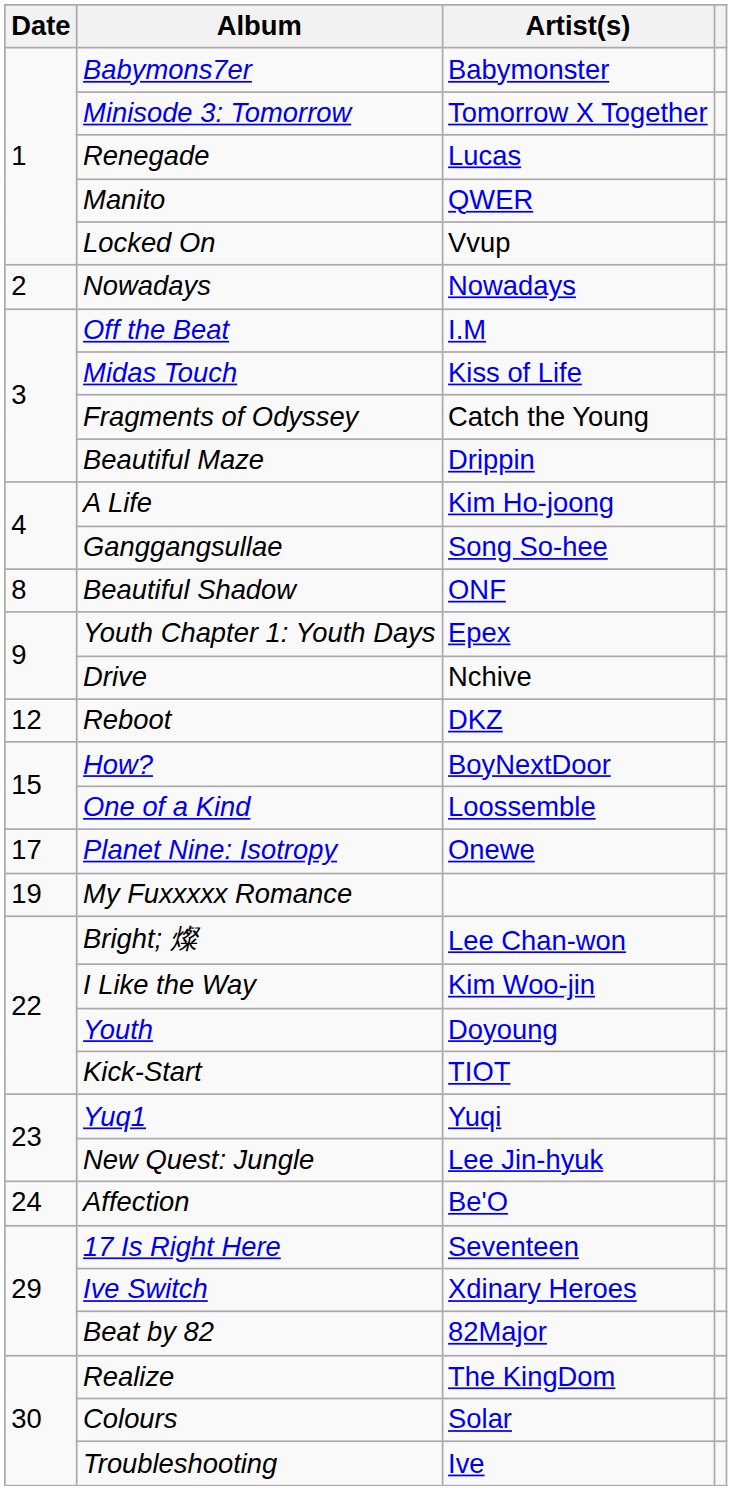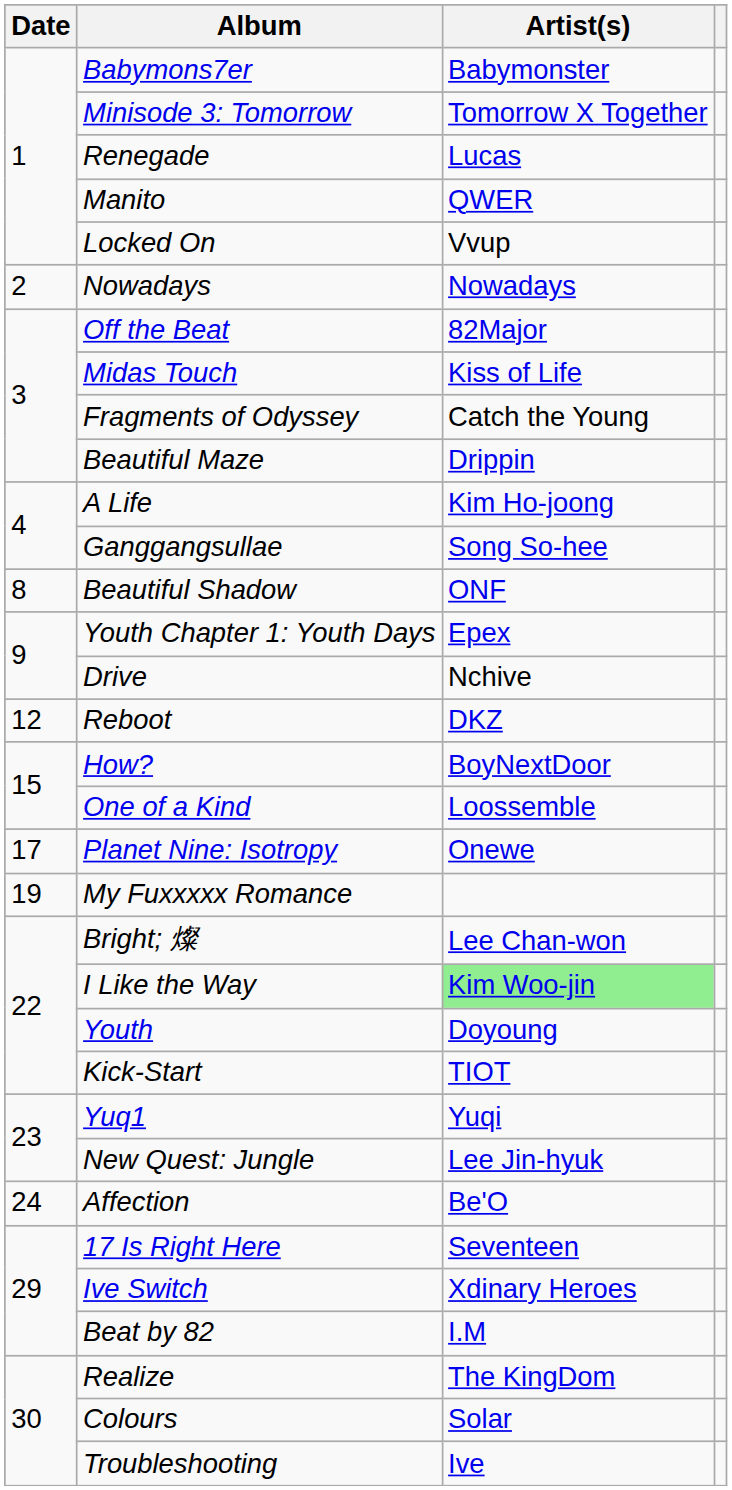(467, 329) I.M -> (498, 329) 82Major
(522, 985) no background -> (522, 985) lightgreen background
(498, 1333) 82Major -> (467, 1333) I.M
